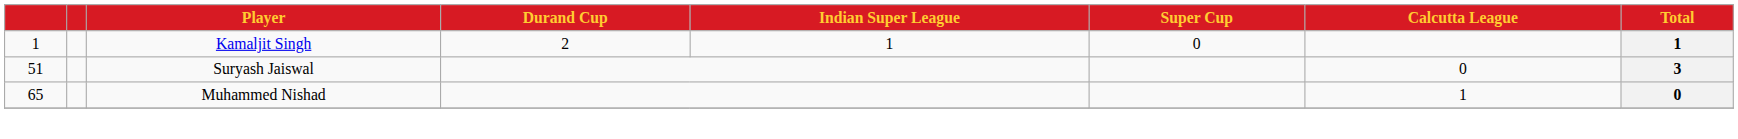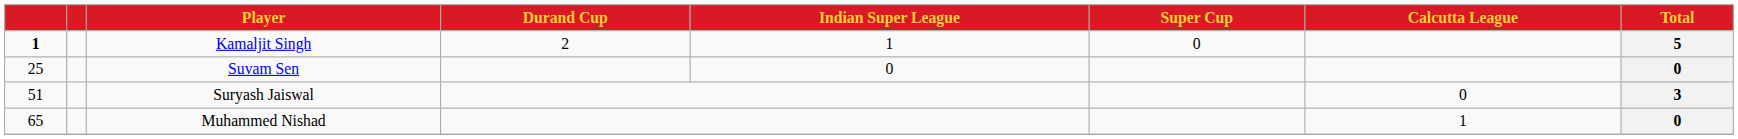(36, 43) normal -> (36, 43) bold
(1677, 43) 1 -> (1677, 43) 5
+ row: (264, 69)
